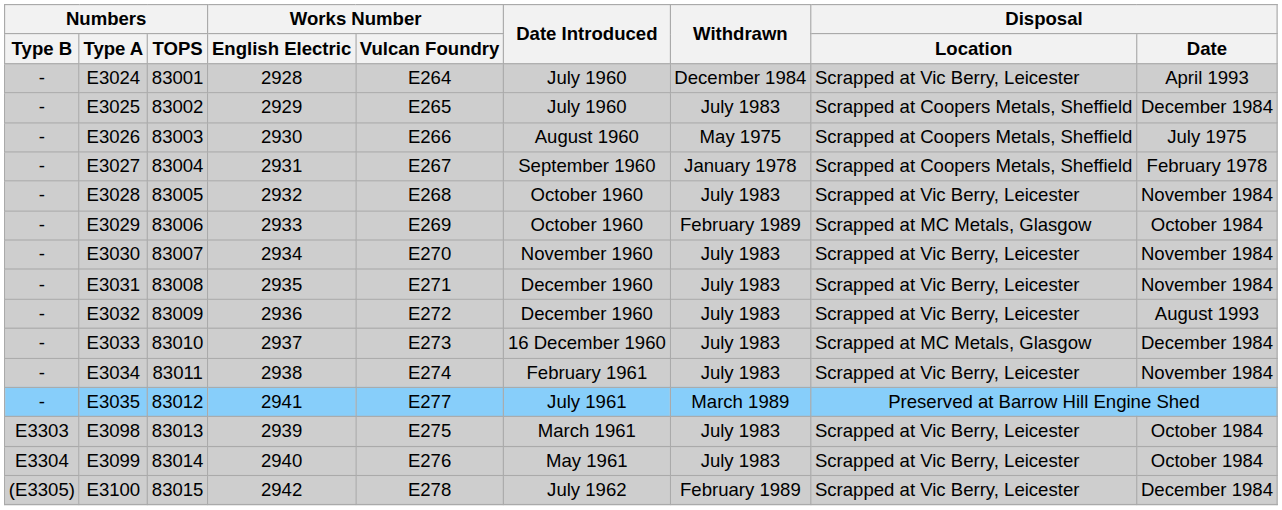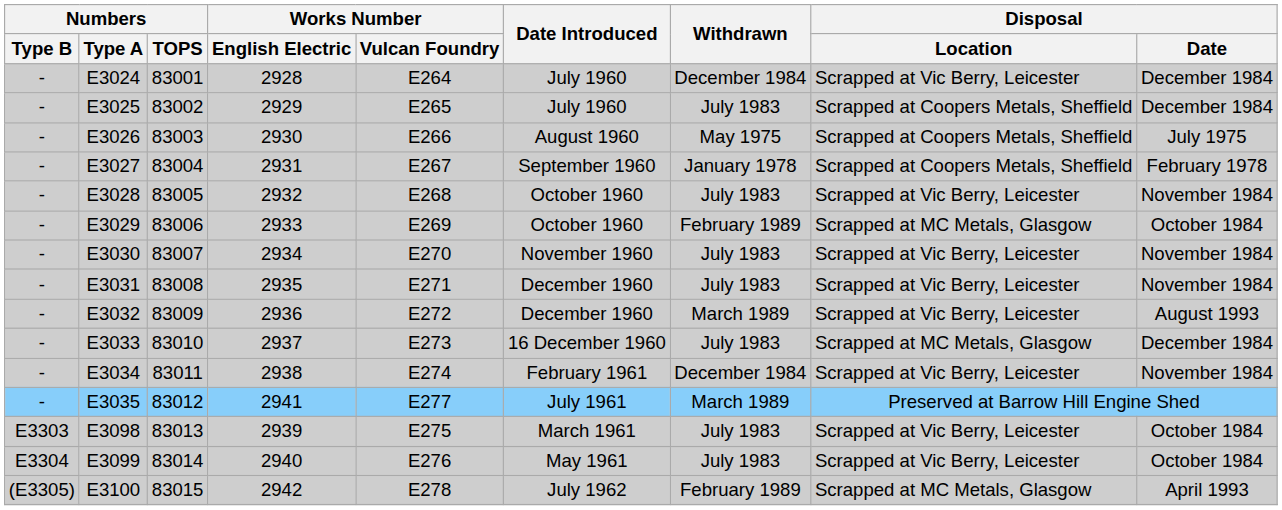(1207, 78) April 1993 -> (1207, 78) December 1984
(740, 313) July 1983 -> (740, 313) March 1989
(740, 372) July 1983 -> (740, 372) December 1984
(947, 490) Scrapped at Vic Berry, Leicester -> (953, 490) Scrapped at MC Metals, Glasgow
(1207, 490) December 1984 -> (1207, 490) April 1993
